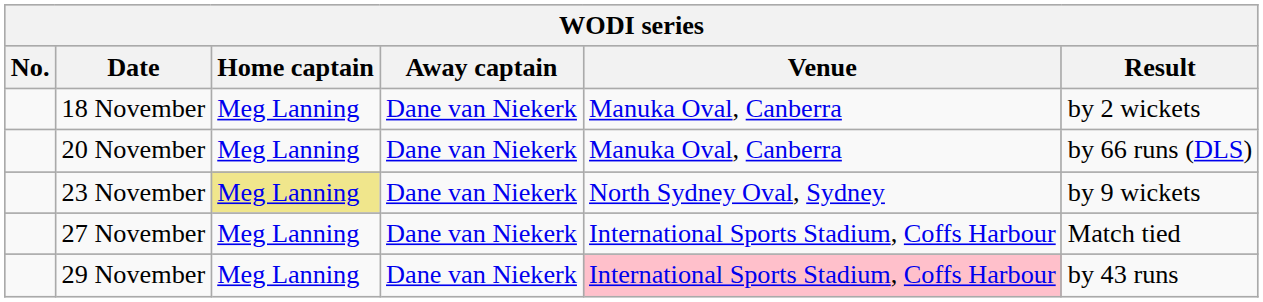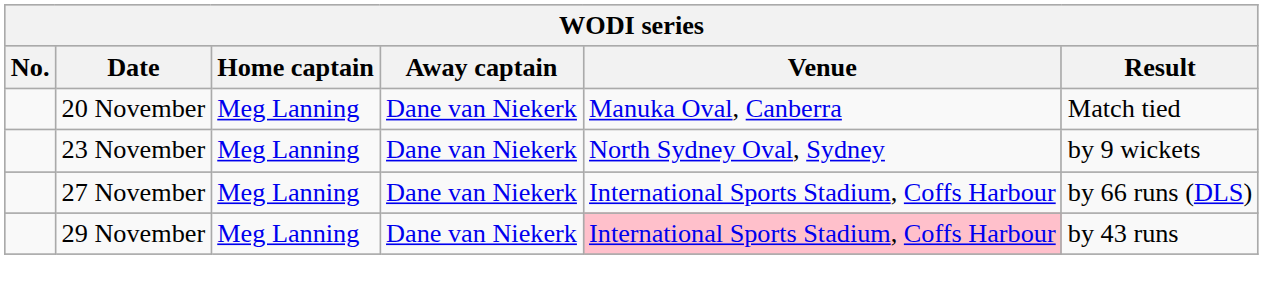- row: (133, 108)
(1160, 150) by 66 runs (DLS) -> (1124, 108) Match tied
(288, 191) khaki background -> (288, 150) no background
(1124, 233) Match tied -> (1160, 191) by 66 runs (DLS)
